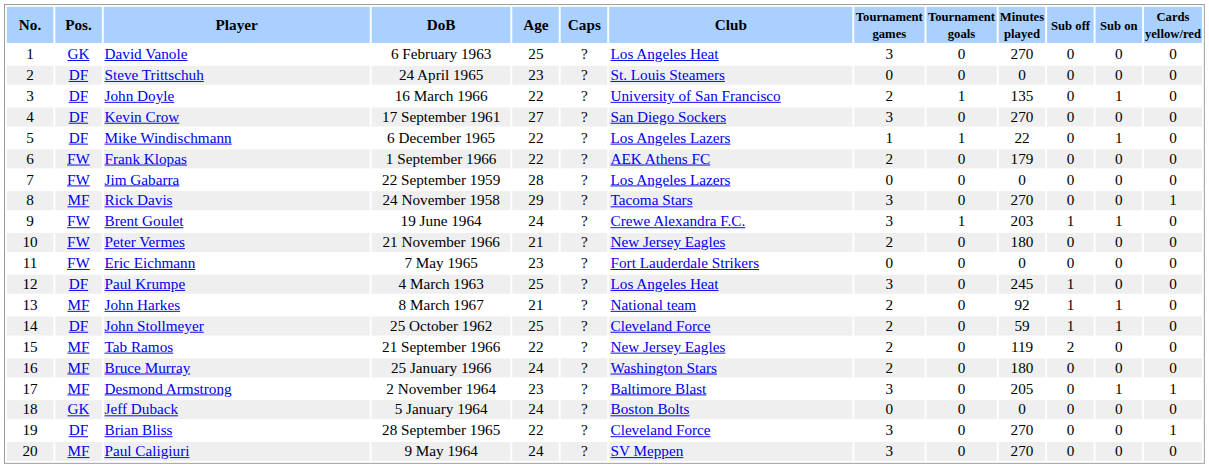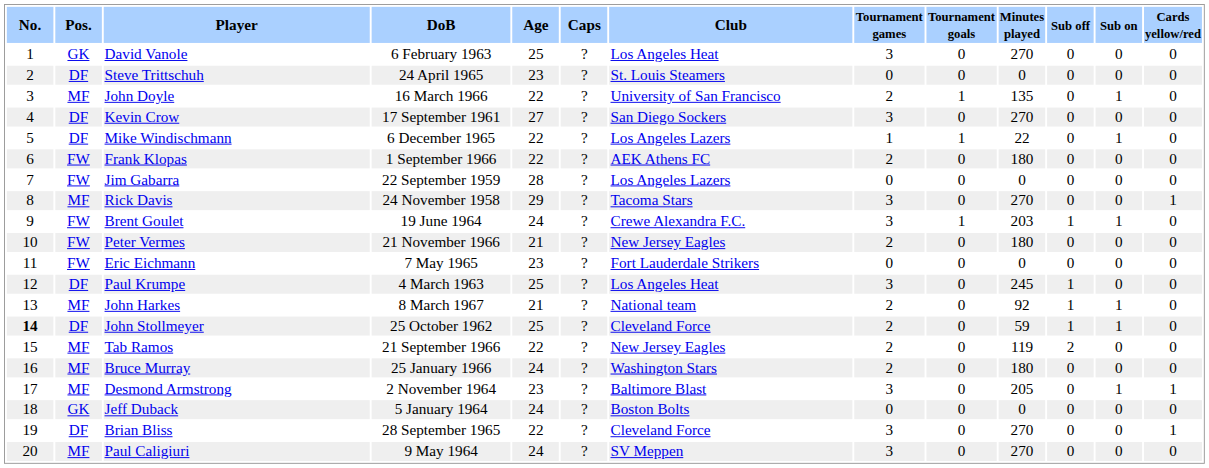(78, 96) DF -> (78, 96) MF
(1022, 158) 179 -> (1022, 158) 180
(30, 326) normal -> (30, 326) bold
